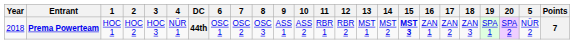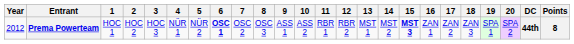columns swapped: (530, 10) <-> (199, 10)
(15, 28) 2018 -> (15, 28) 2012
(220, 28) normal -> (221, 28) bold
(555, 28) 7 -> (555, 28) 8
